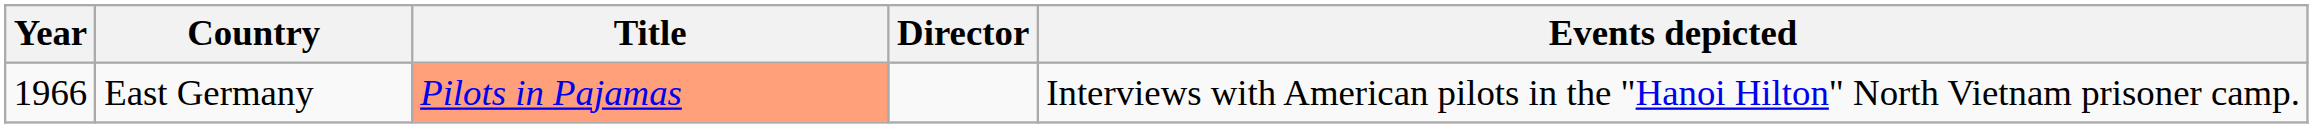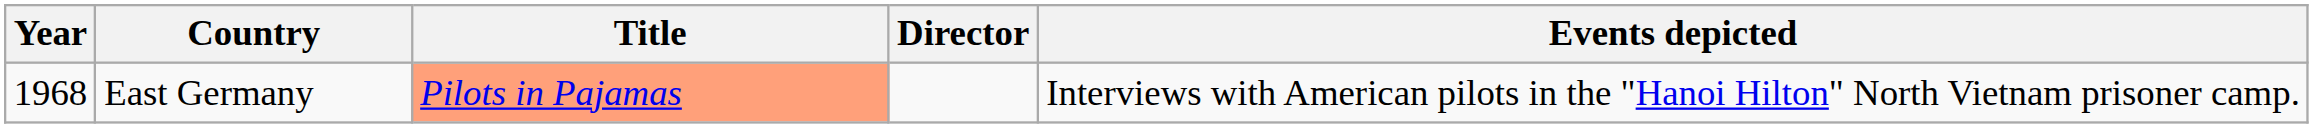(50, 92) 1966 -> (50, 92) 1968
